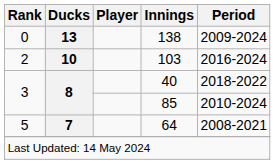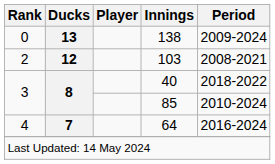(69, 59) 10 -> (69, 59) 12
(234, 59) 2016-2024 -> (234, 59) 2008-2021
(25, 125) 5 -> (25, 125) 4
(234, 125) 2008-2021 -> (234, 125) 2016-2024
